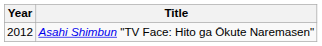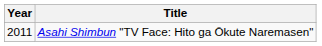(20, 32) 2012 -> (20, 32) 2011
